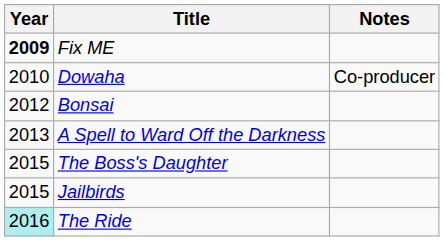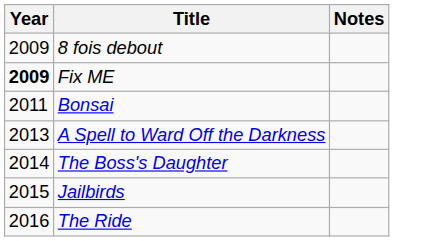+ row: (110, 47)
- row: (91, 76)
(29, 105) 2012 -> (28, 105) 2011
(29, 163) 2015 -> (29, 163) 2014
(29, 221) paleturquoise background -> (29, 221) no background
